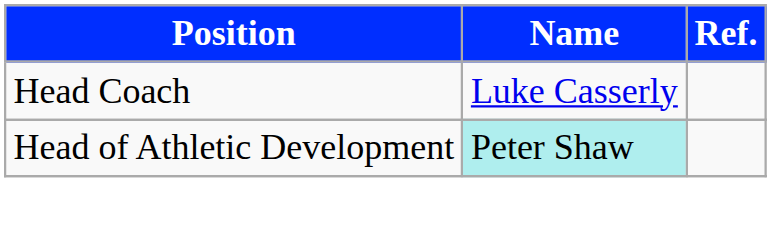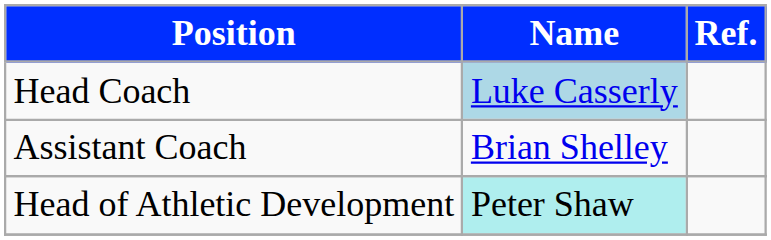(574, 90) no background -> (574, 90) lightblue background
+ row: (130, 147)
